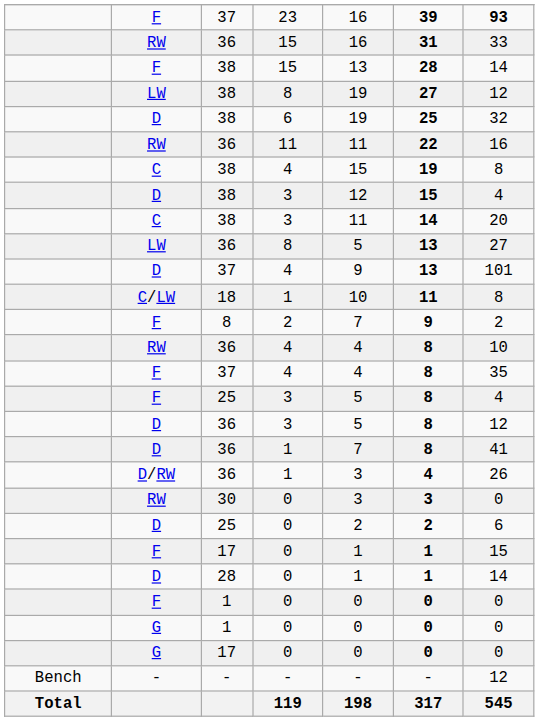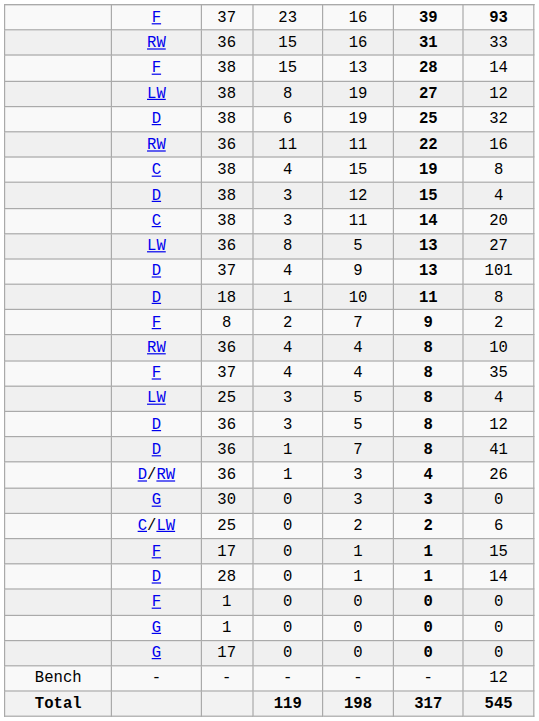(156, 297) C/LW -> (156, 297) D
(156, 399) F -> (156, 399) LW
(156, 500) RW -> (156, 500) G
(156, 526) D -> (156, 526) C/LW
